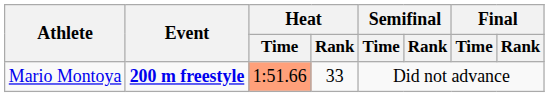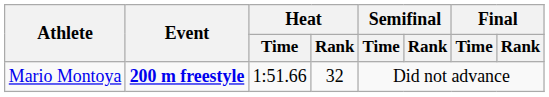(280, 76) lightsalmon background -> (280, 76) no background
(335, 76) 33 -> (335, 76) 32
